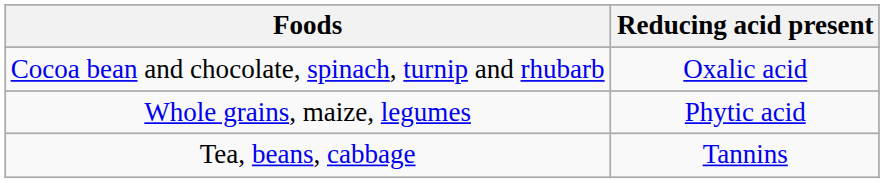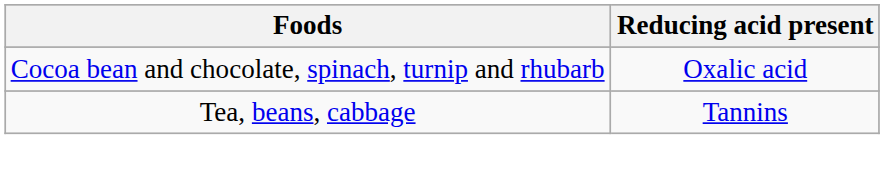- row: (308, 111)
